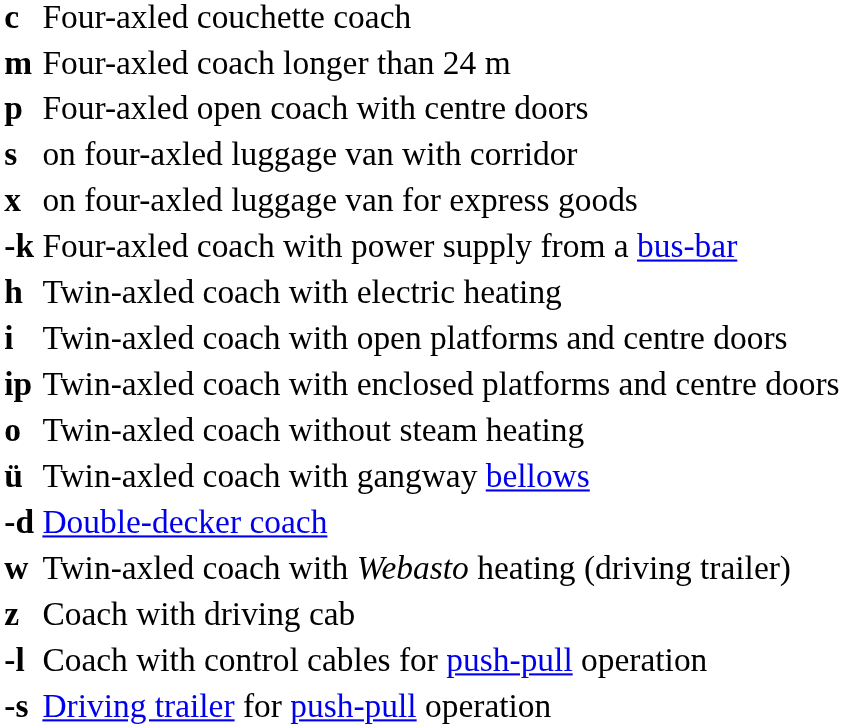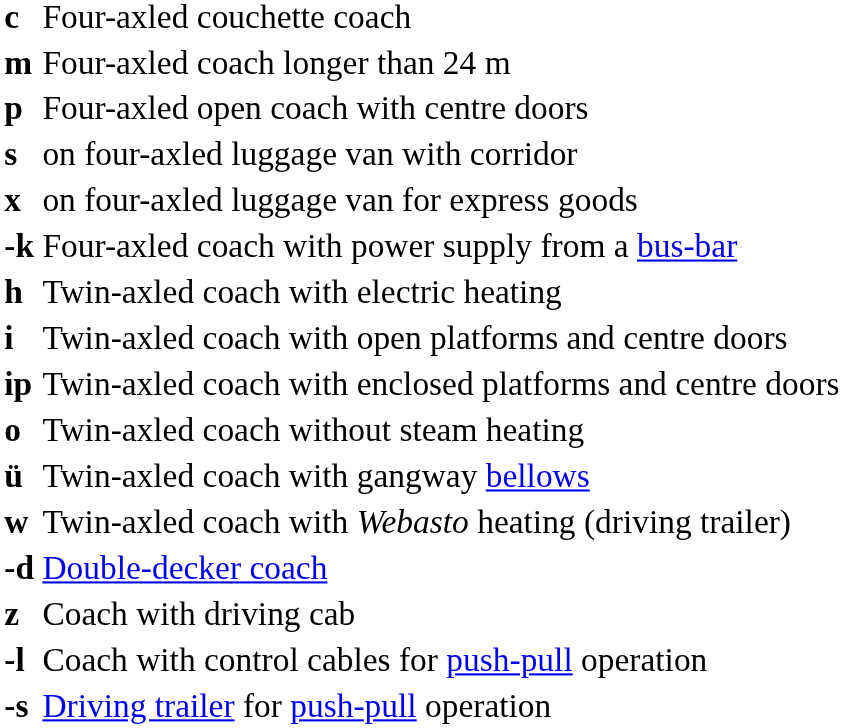rows swapped: (417, 568) <-> (185, 522)
